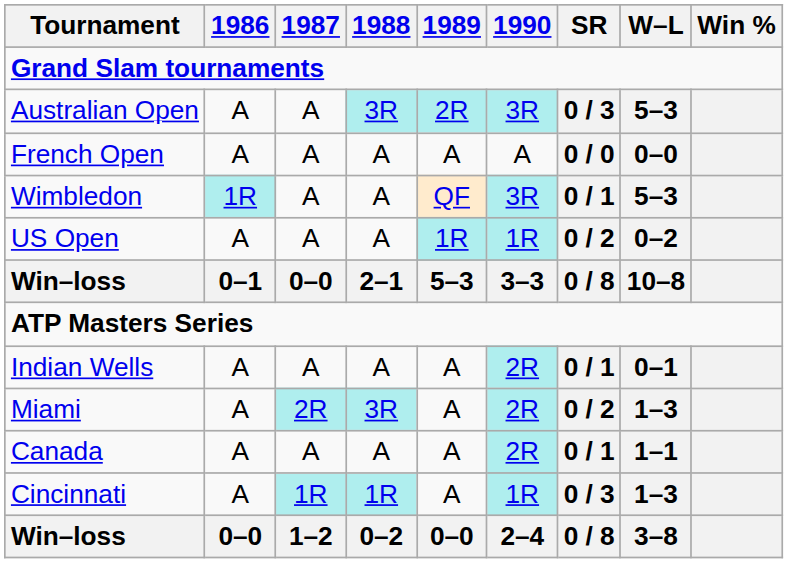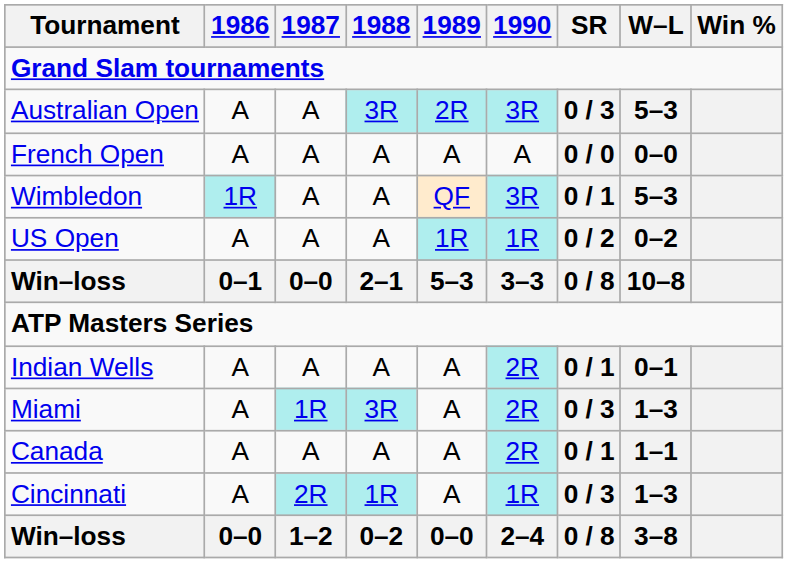(311, 408) 2R -> (311, 408) 1R
(589, 408) 0 / 2 -> (589, 408) 0 / 3
(311, 493) 1R -> (311, 493) 2R
